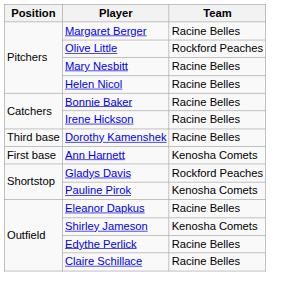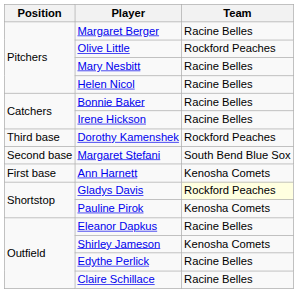(206, 137) Racine Belles -> (230, 137) Rockford Peaches
+ row: (119, 155)
(217, 173) no background -> (230, 191) lightyellow background
